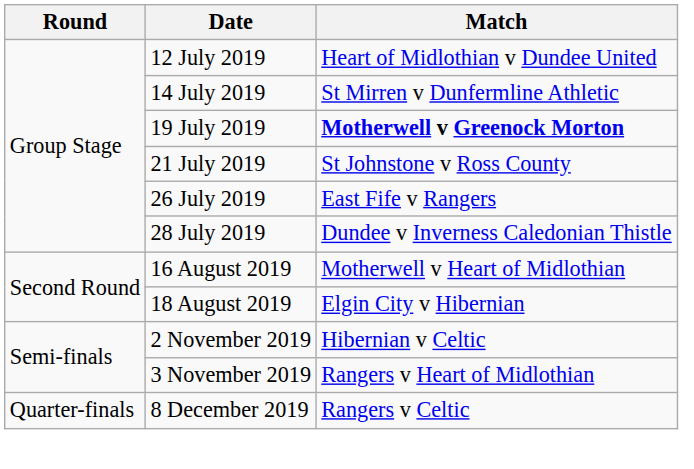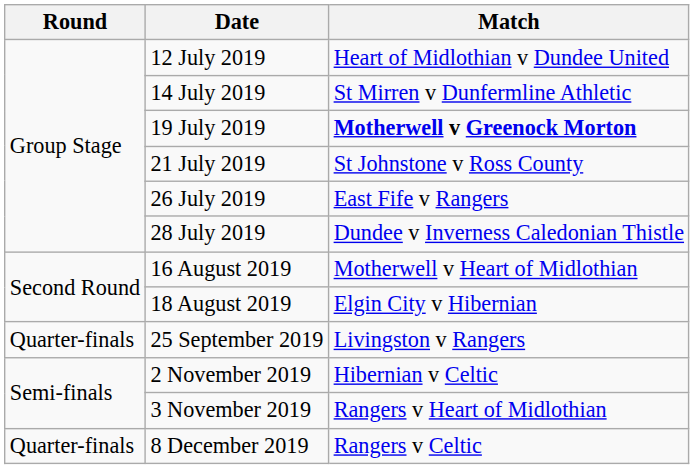+ row: (237, 339)
